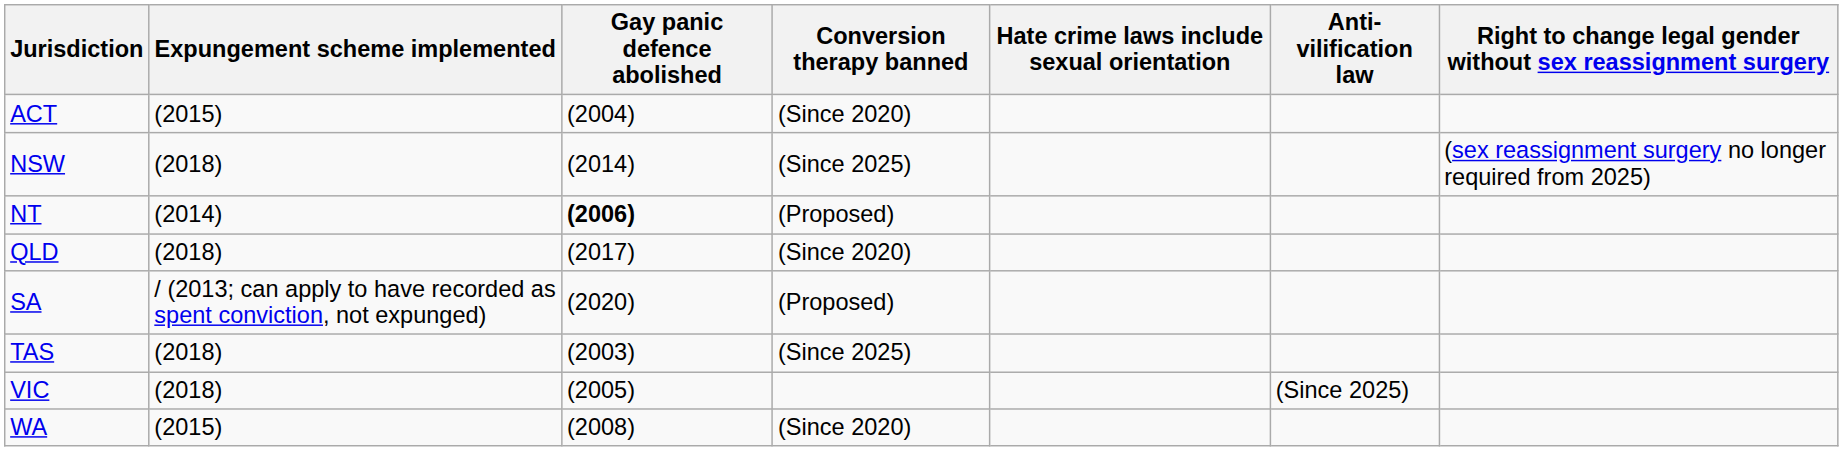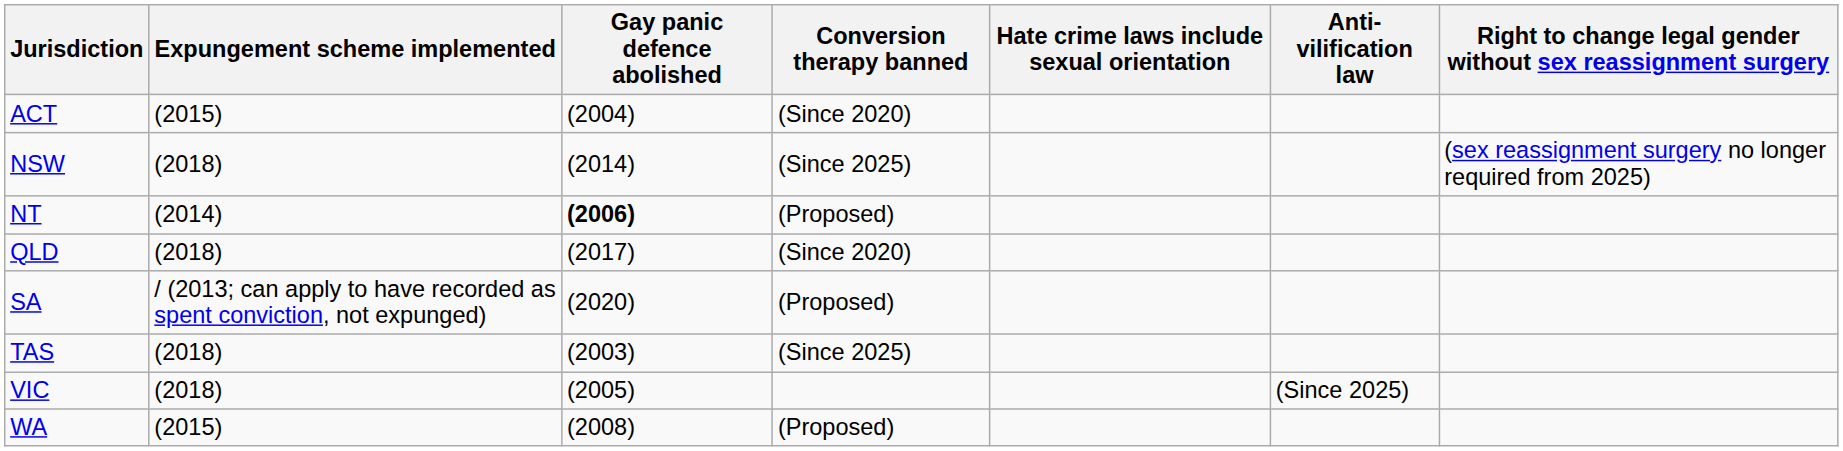(845, 427) (Since 2020) -> (836, 427) (Proposed)
